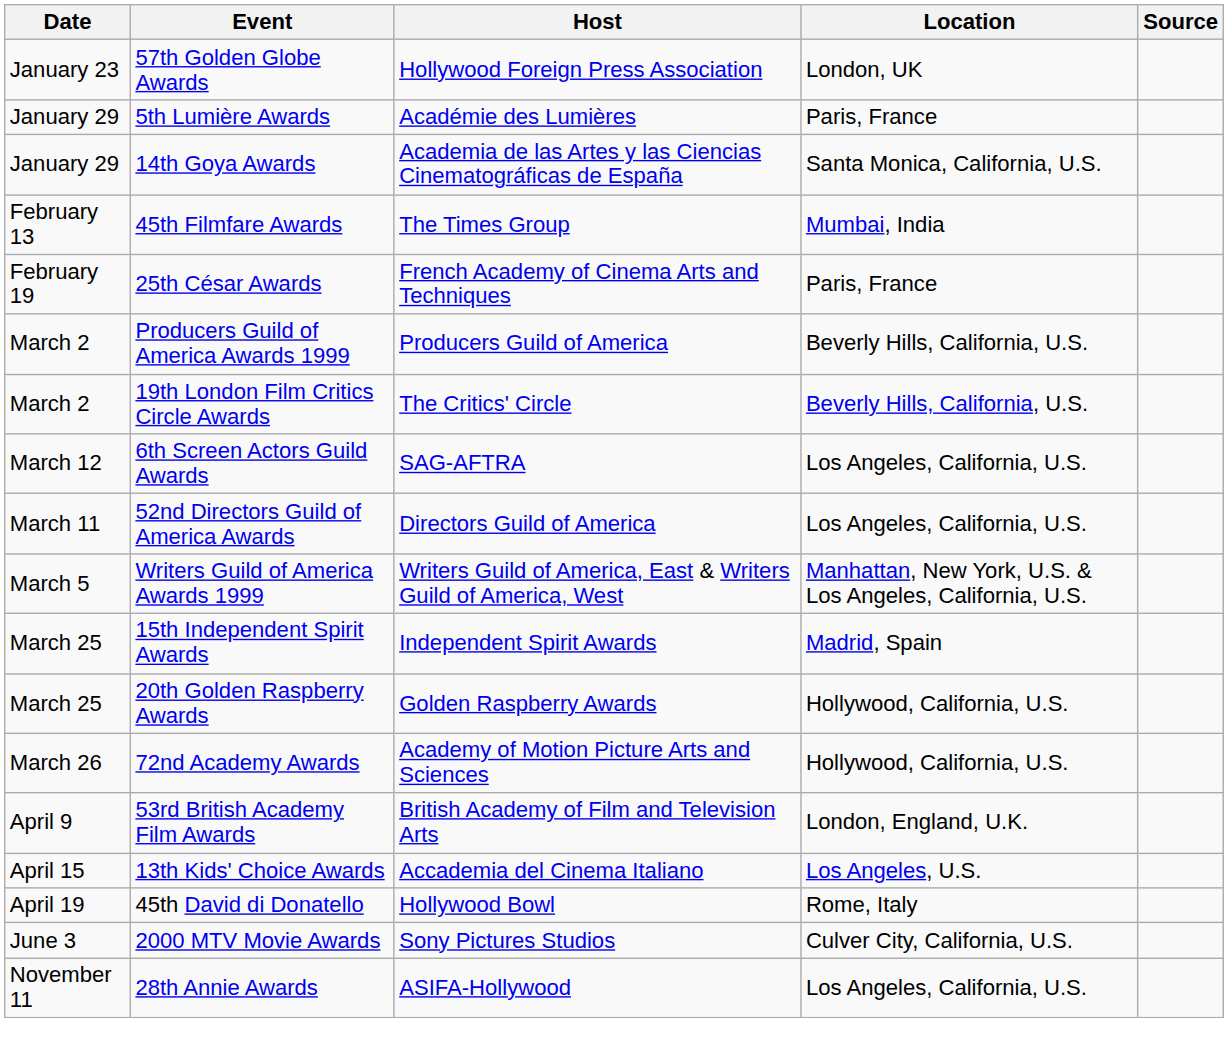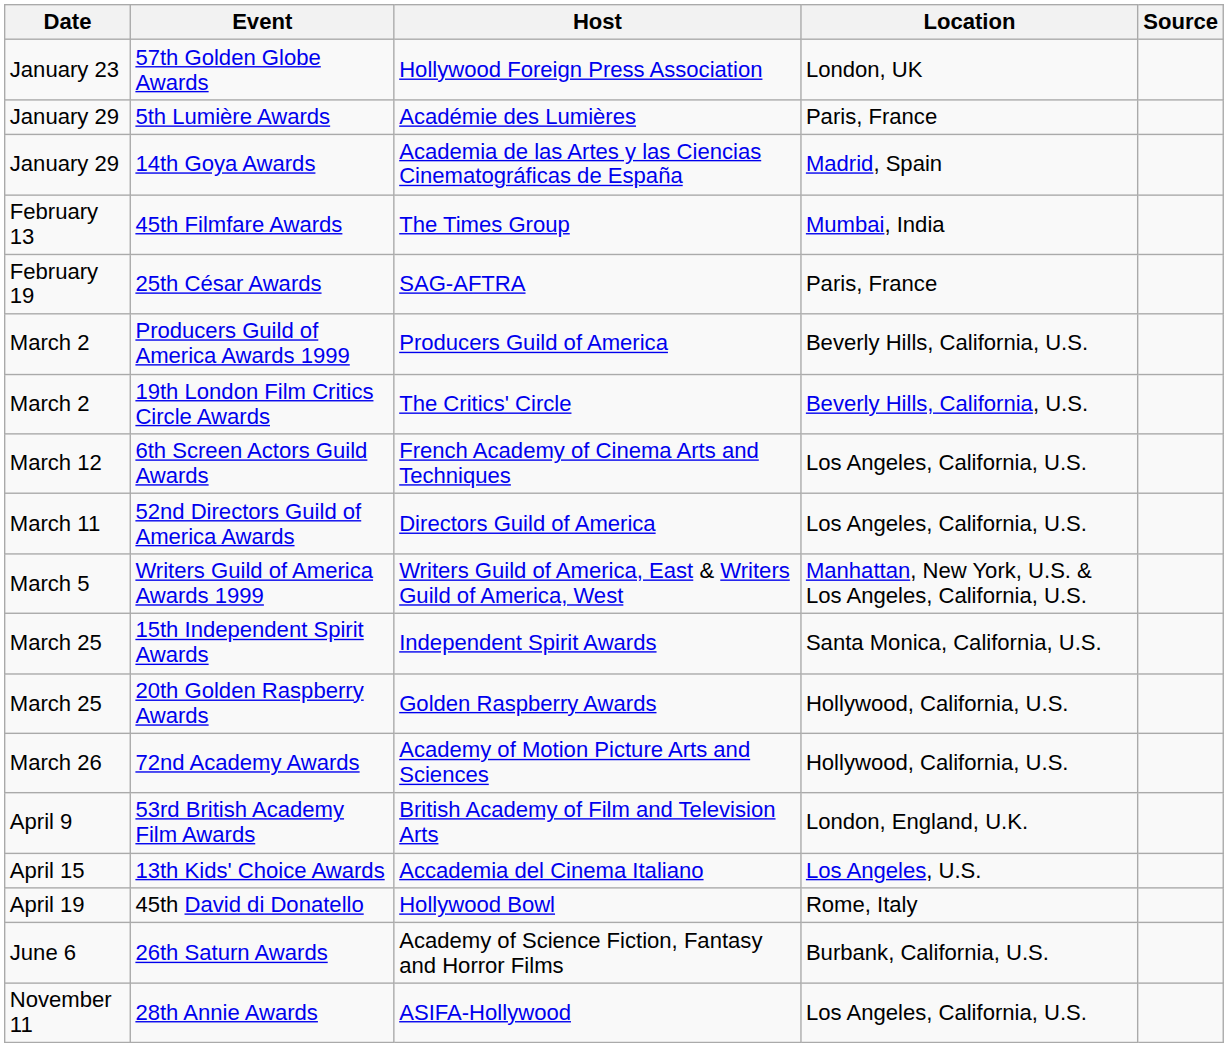(954, 164) Santa Monica, California, U.S. -> (874, 164) Madrid, Spain
(579, 284) French Academy of Cinema Arts and Techniques -> (462, 284) SAG-AFTRA
(462, 463) SAG-AFTRA -> (579, 463) French Academy of Cinema Arts and Techniques
(874, 643) Madrid, Spain -> (954, 643) Santa Monica, California, U.S.
- row: (258, 940)
+ row: (232, 952)
